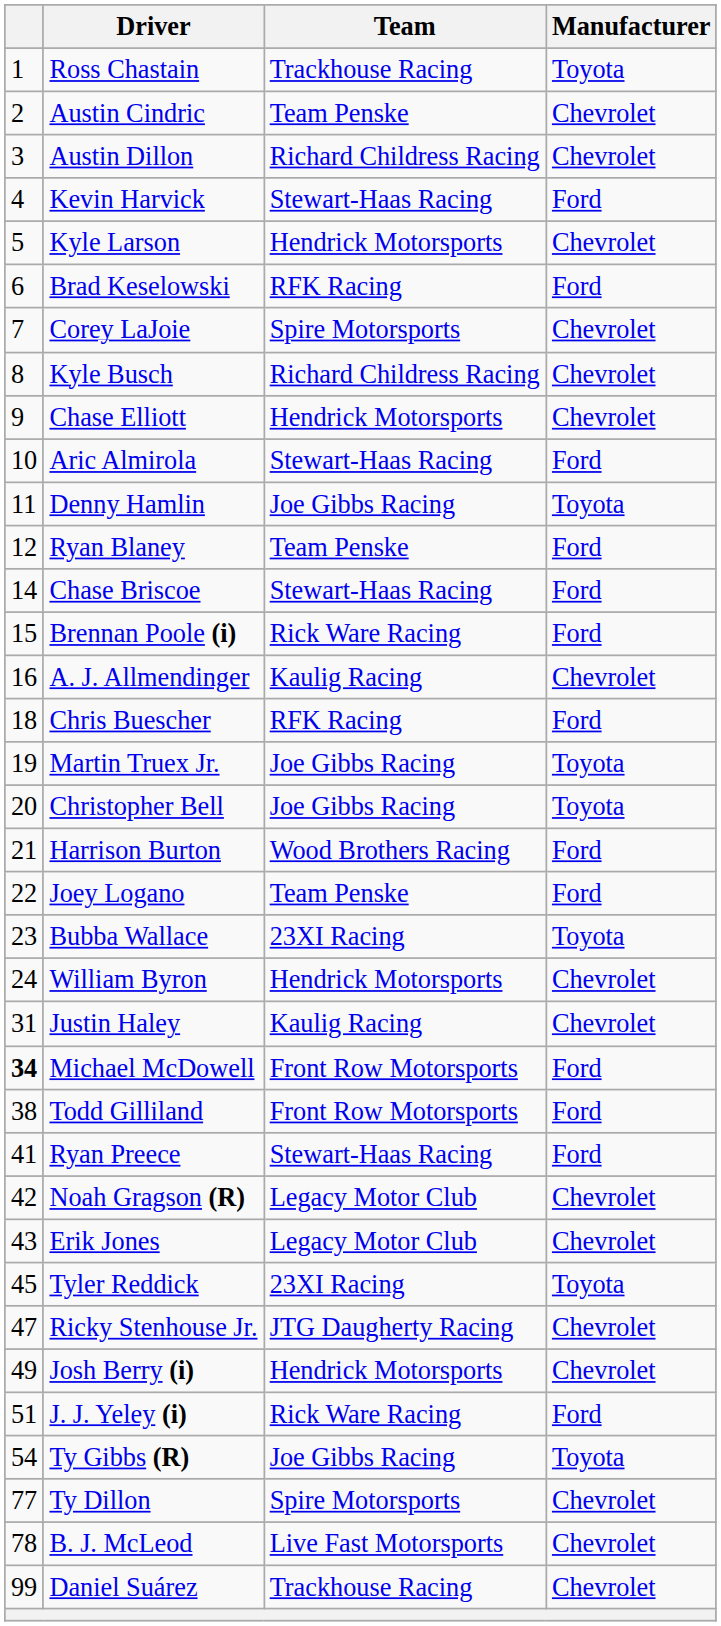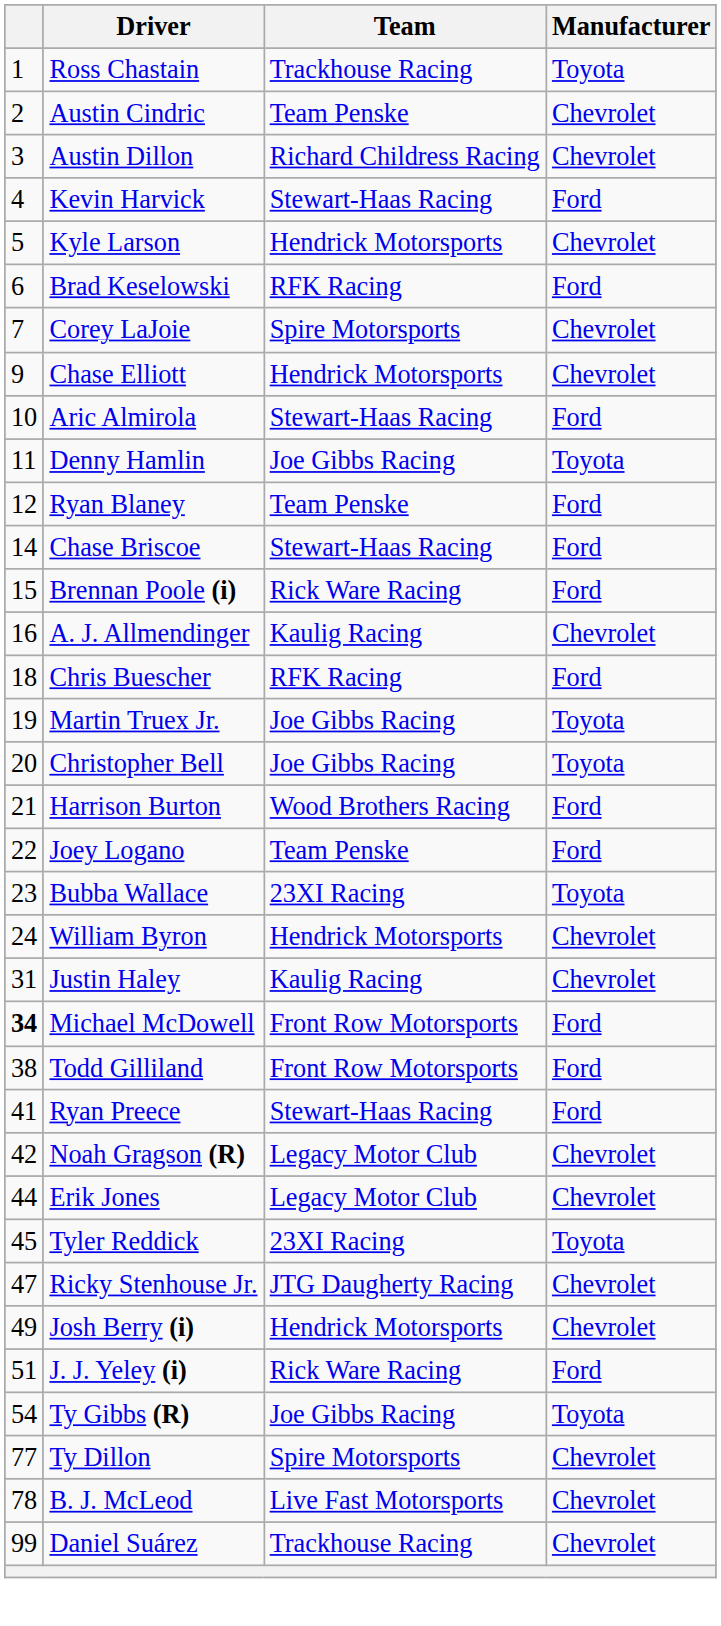- row: (111, 373)
(24, 1240) 43 -> (24, 1197) 44
